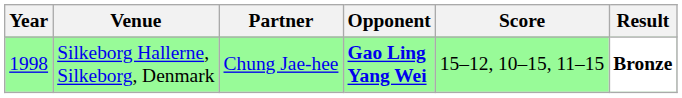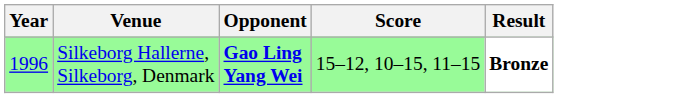- column: (281, 20)
(29, 64) 1998 -> (29, 64) 1996
